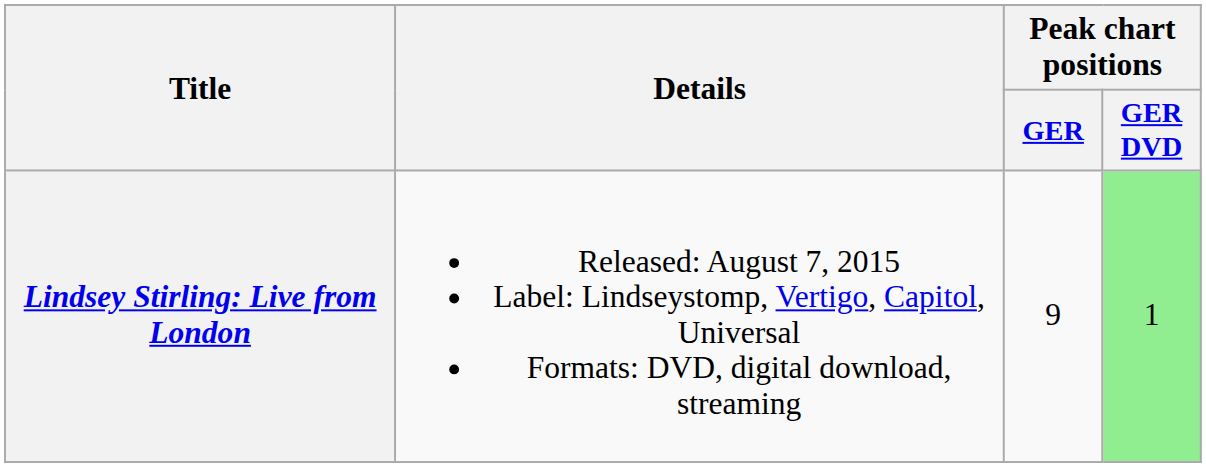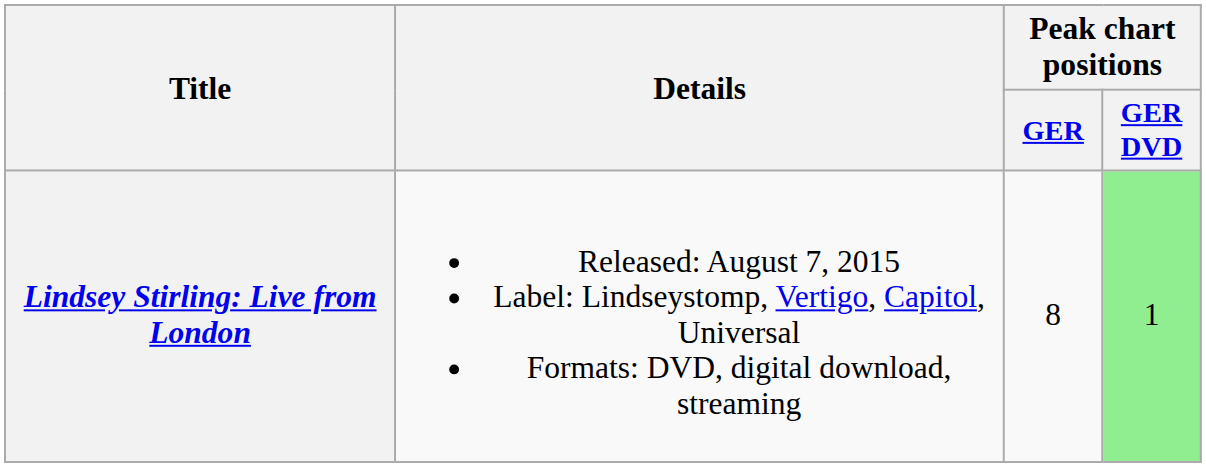(1053, 315) 9 -> (1053, 315) 8
